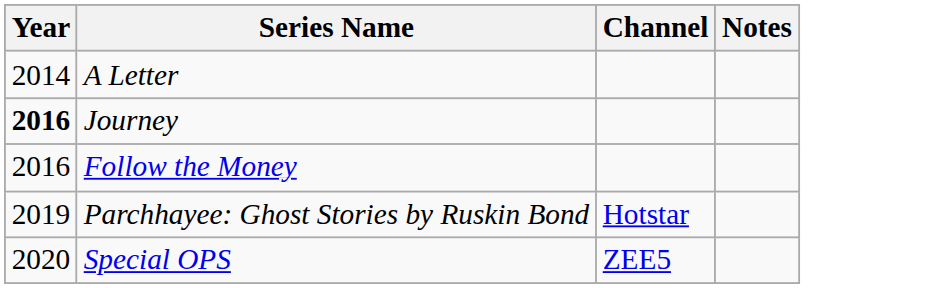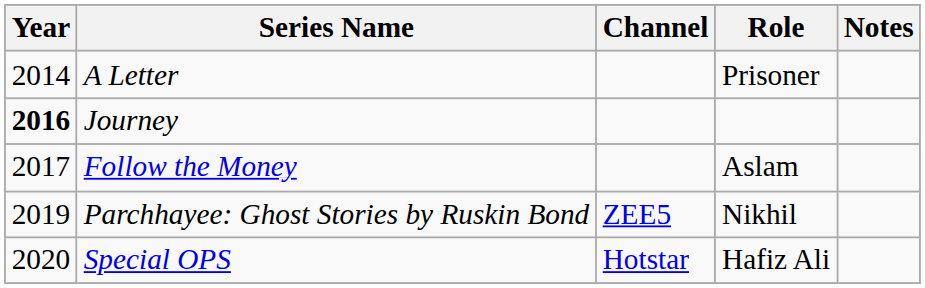+ column: (776, 27)
(41, 167) 2016 -> (41, 167) 2017
(646, 213) Hotstar -> (637, 213) ZEE5
(637, 259) ZEE5 -> (646, 259) Hotstar
